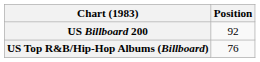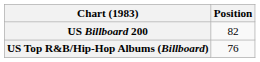(233, 31) 92 -> (233, 31) 82
